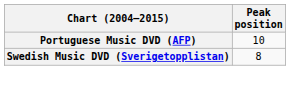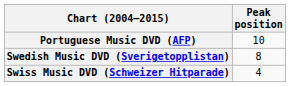+ row: (118, 73)
